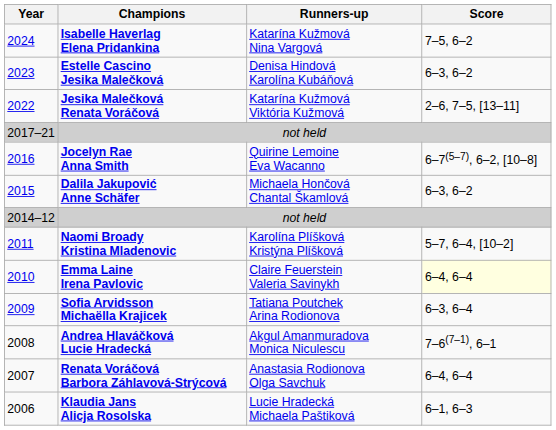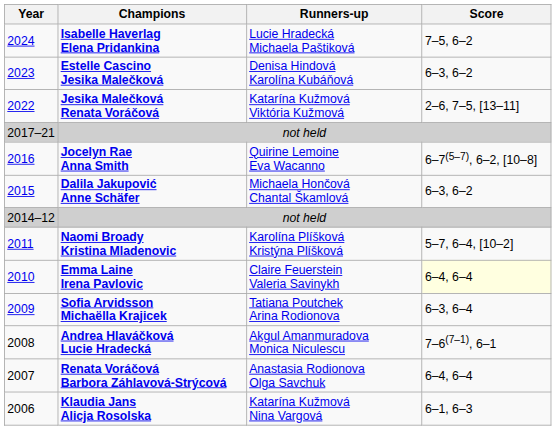(299, 41) Katarína Kužmová Nina Vargová -> (302, 41) Lucie Hradecká Michaela Paštiková
(302, 409) Lucie Hradecká Michaela Paštiková -> (299, 409) Katarína Kužmová Nina Vargová
